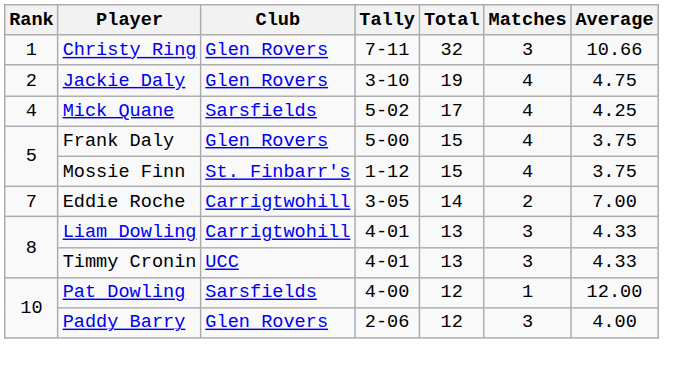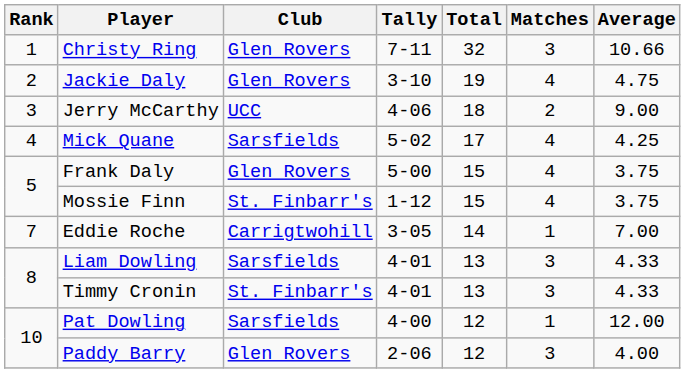+ row: (141, 111)
(528, 202) 2 -> (550, 232) 1
(278, 232) Carrigtwohill -> (283, 262) Sarsfields
(222, 262) UCC -> (300, 293) St. Finbarr's
